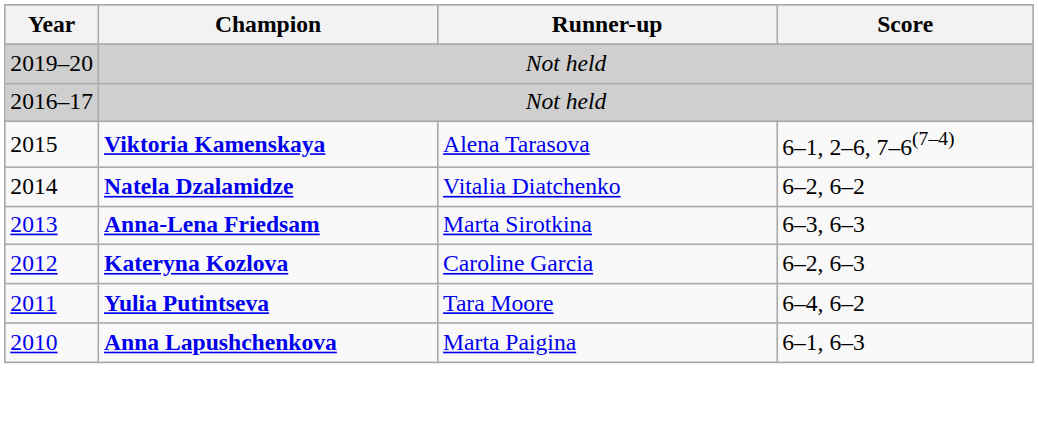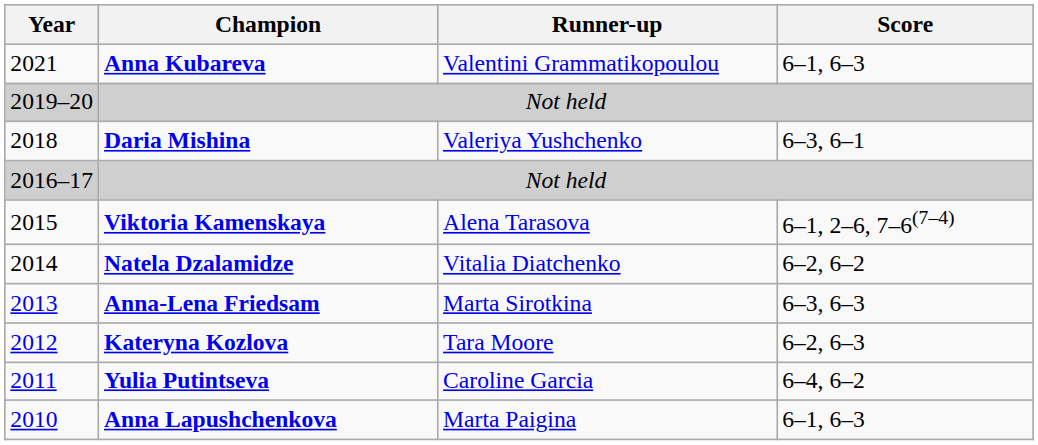+ row: (34, 63)
+ row: (34, 141)
(518, 264) Caroline Garcia -> (498, 342) Tara Moore
(498, 303) Tara Moore -> (518, 381) Caroline Garcia
